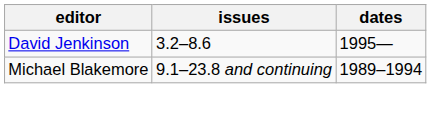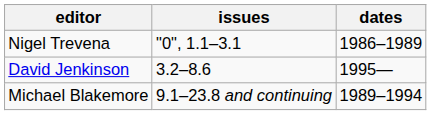+ row: (59, 43)
